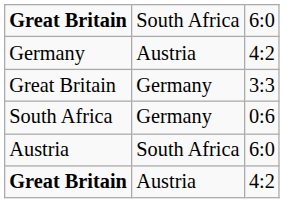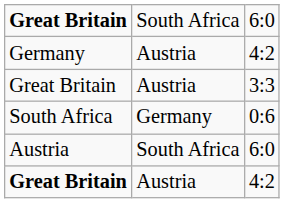(174, 85) Germany -> (166, 85) Austria
